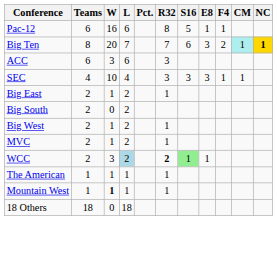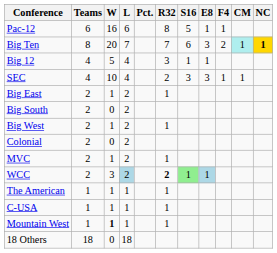- row: (17, 61)
+ row: (20, 61)
(167, 77) 3 -> (167, 77) 2
+ row: (24, 142)
(207, 158) no background -> (207, 175) lightblue background
+ row: (22, 207)
